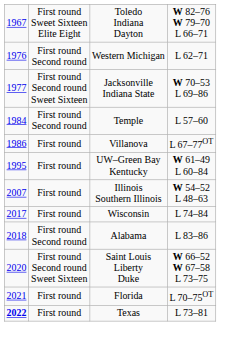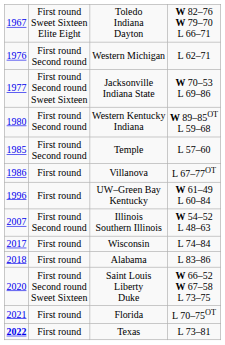+ row: (129, 122)
(17, 120) 1984 -> (17, 150) 1985
(17, 166) 1995 -> (17, 195) 1996
(59, 193) First round -> (59, 222) First round Second round
(59, 235) First round Second round -> (59, 259) First round
